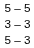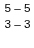- row: (18, 40)
